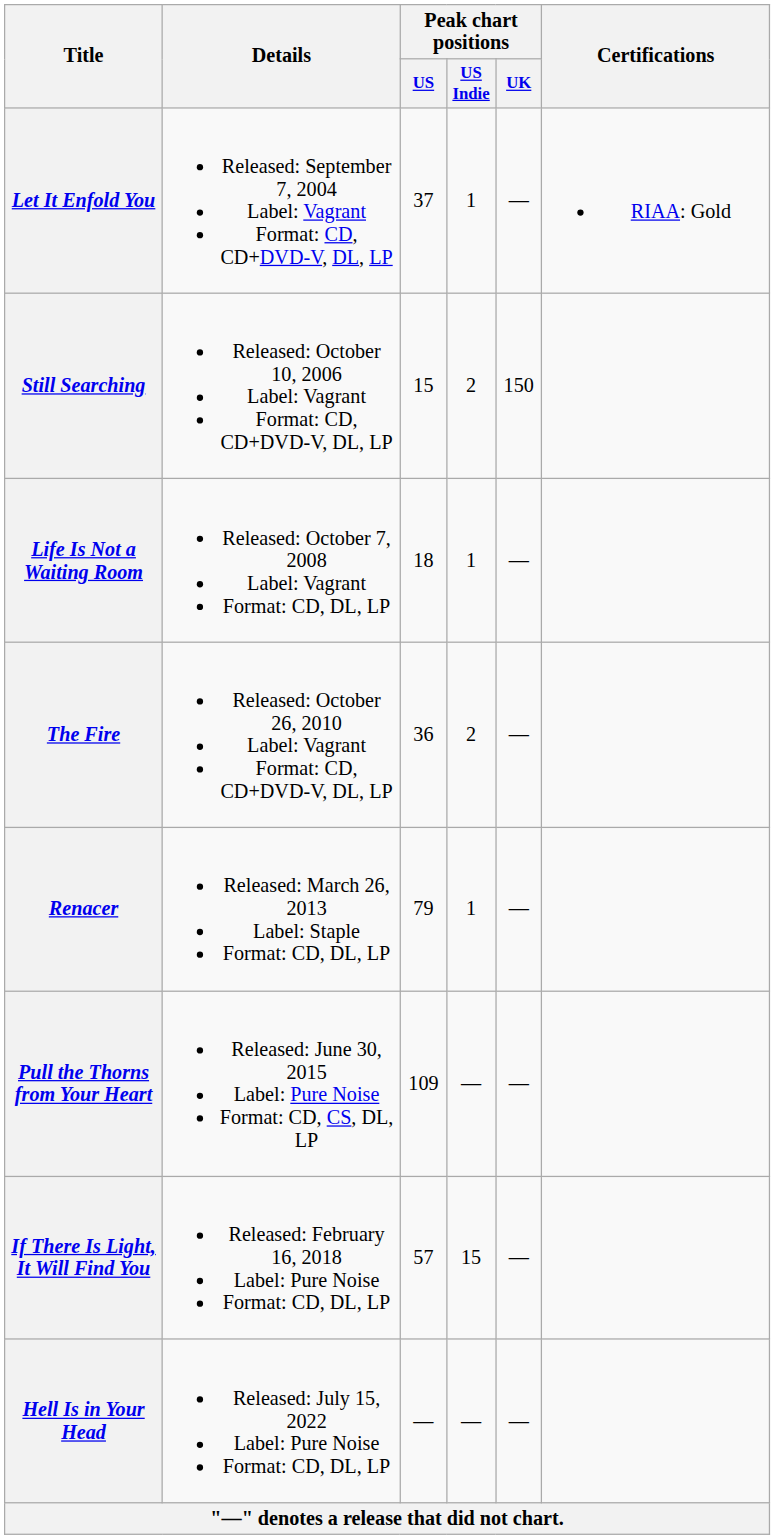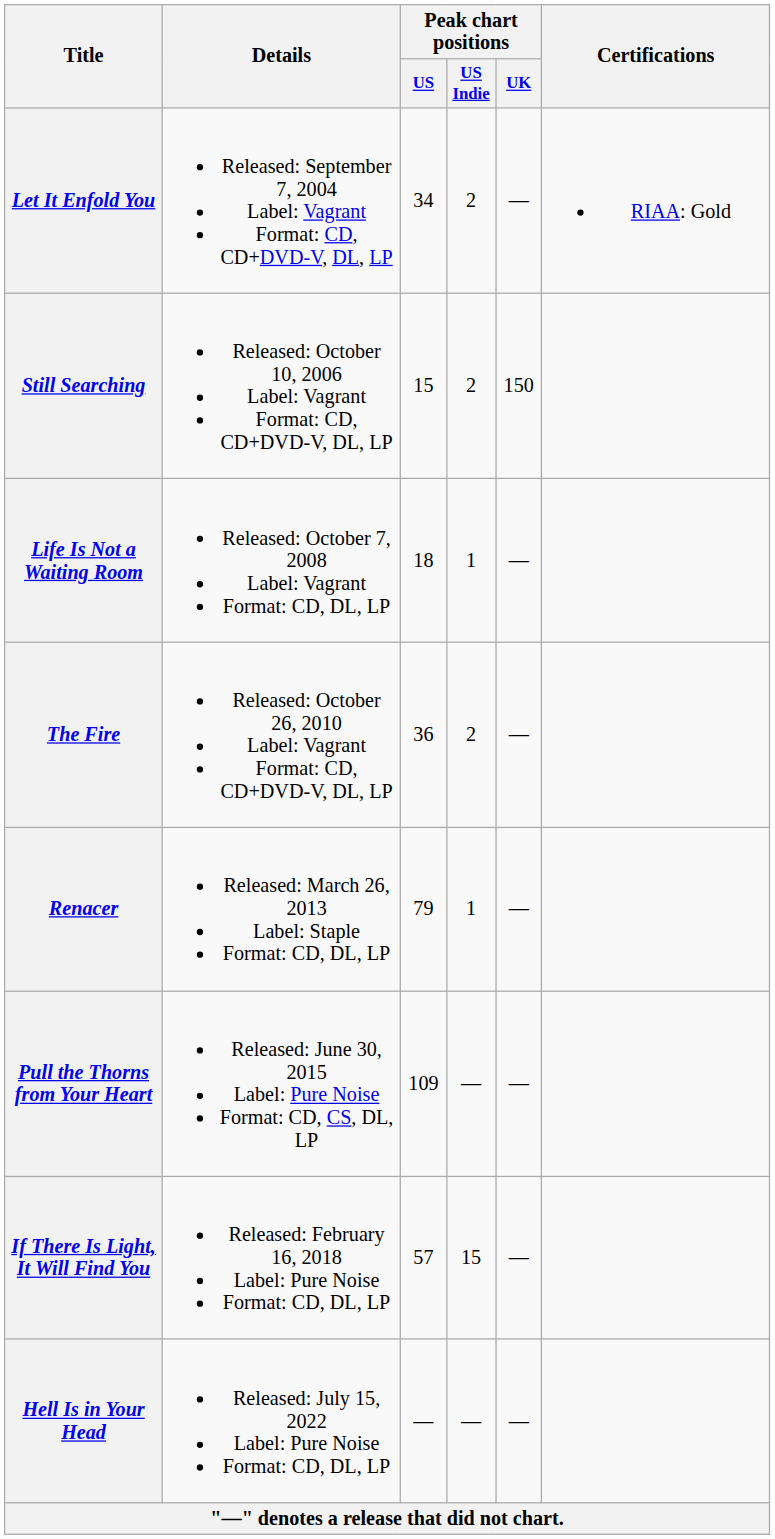(423, 200) 37 -> (423, 200) 34
(471, 200) 1 -> (471, 200) 2
